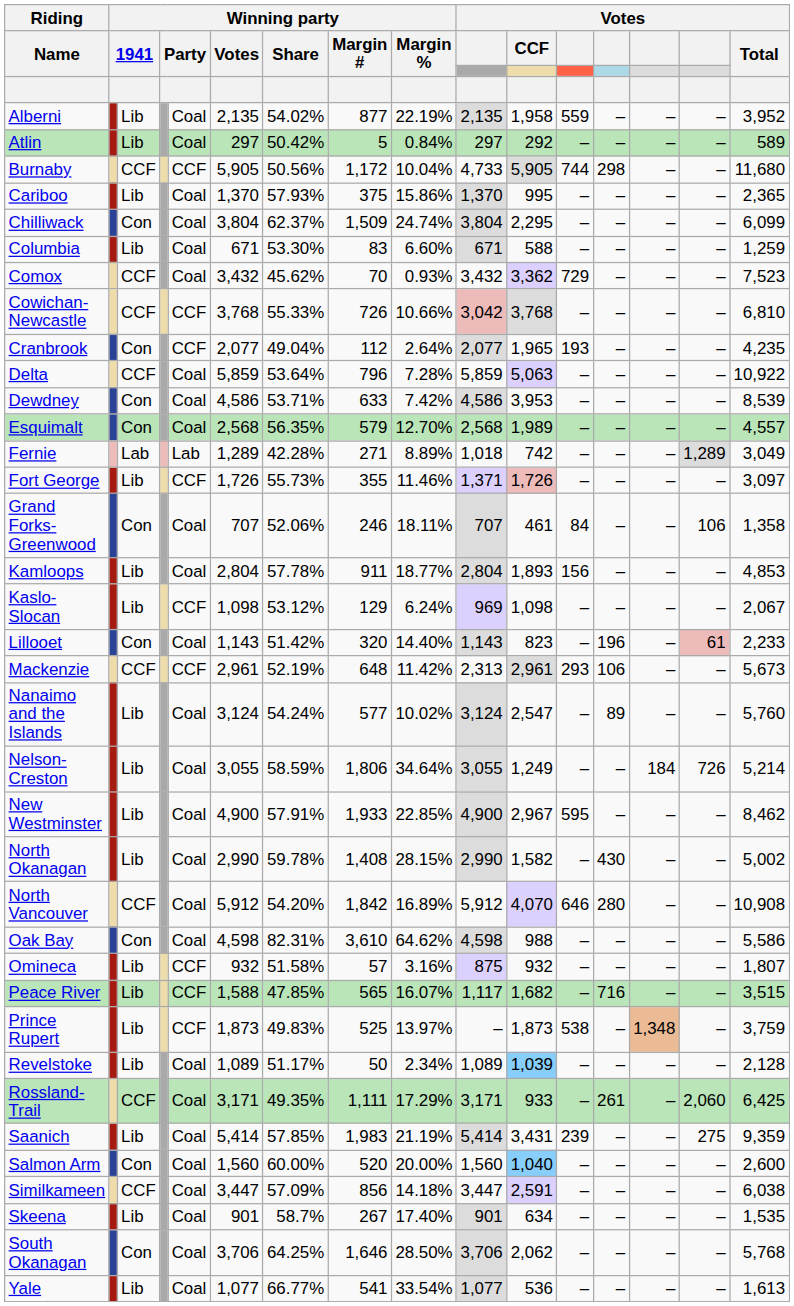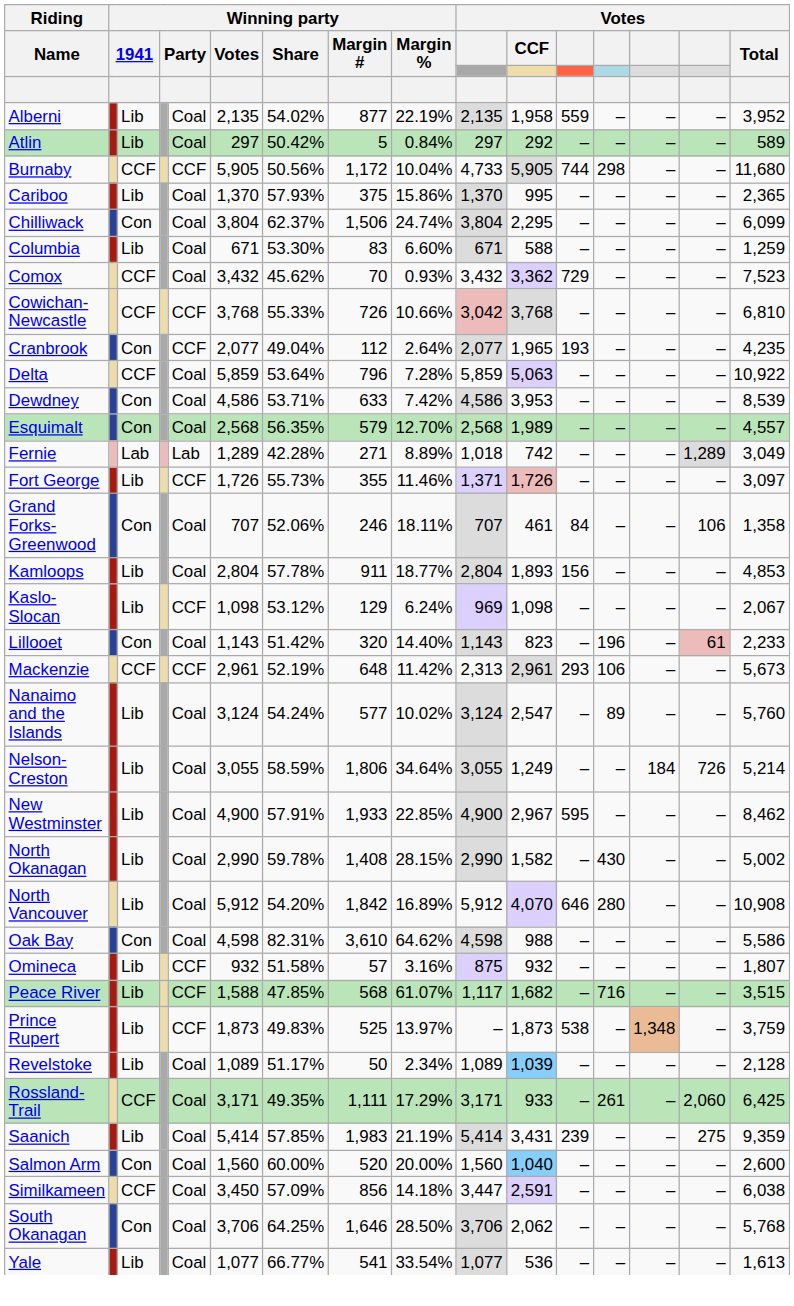(366, 222) 1,509 -> (366, 222) 1,506
(138, 904) CCF -> (132, 904) Lib
(373, 993) 565 -> (373, 993) 568
(424, 993) 16.07% -> (424, 993) 61.07%
(238, 1190) 3,447 -> (238, 1190) 3,450
- row: (37, 1216)
